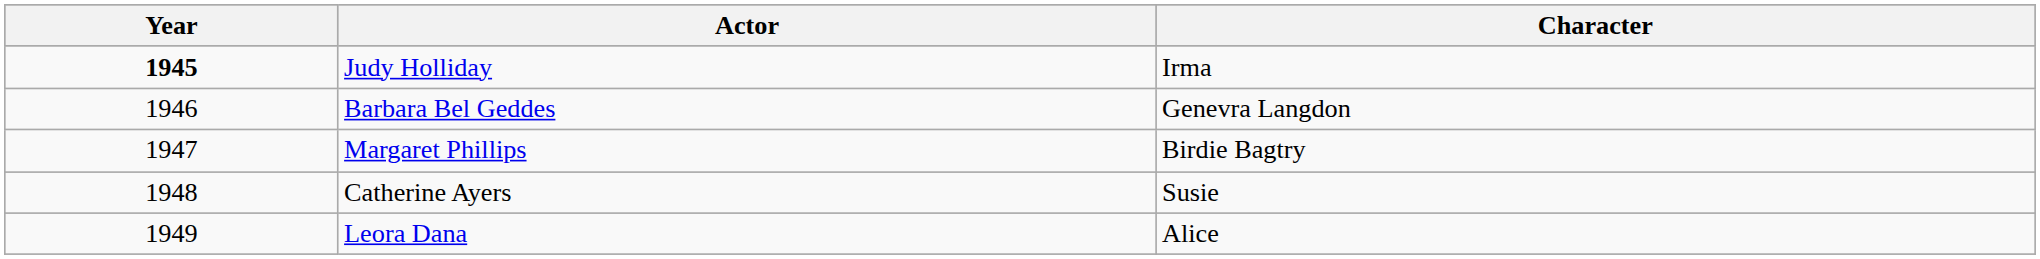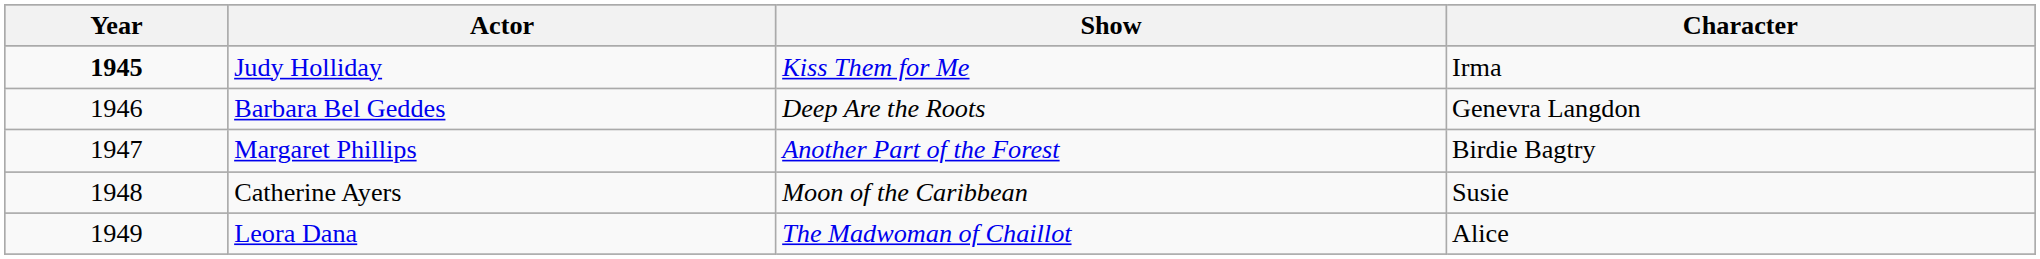+ column: (1111, 25)
